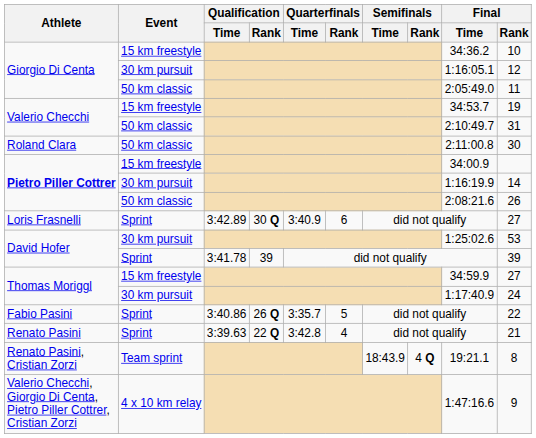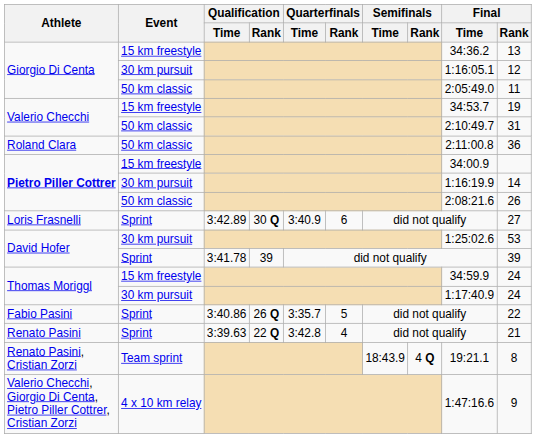(514, 51) 10 -> (514, 51) 13
(514, 145) 30 -> (514, 145) 36
(514, 276) 27 -> (514, 276) 24
